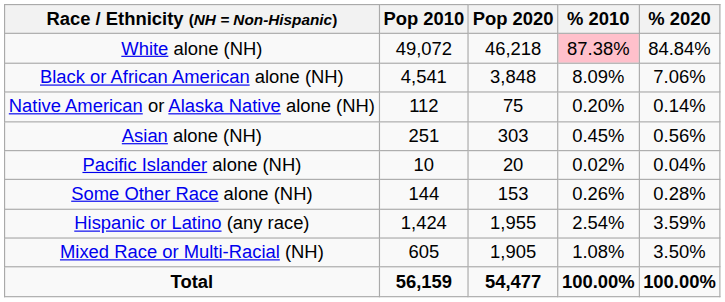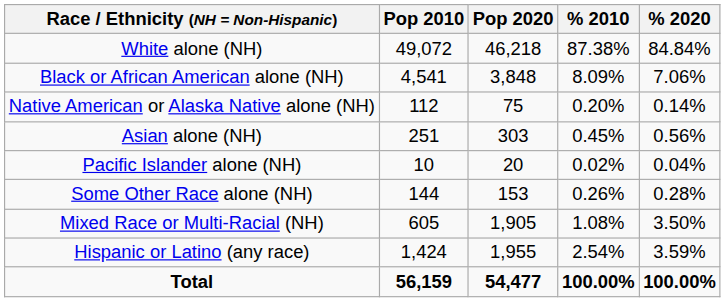(598, 48) pink background -> (598, 48) no background
rows swapped: (192, 252) <-> (192, 223)
